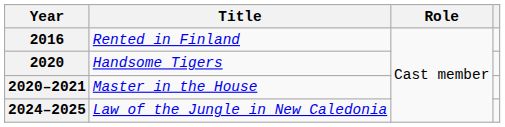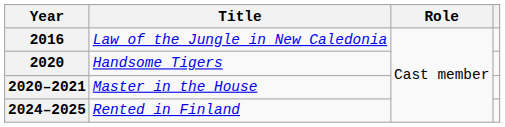(166, 40) Rented in Finland -> (240, 40) Law of the Jungle in New Caledonia
(240, 110) Law of the Jungle in New Caledonia -> (166, 110) Rented in Finland
